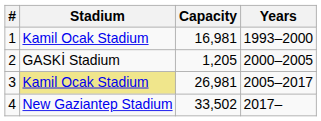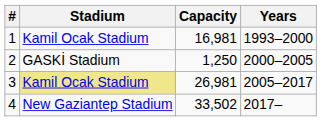(220, 60) 1,205 -> (220, 60) 1,250
